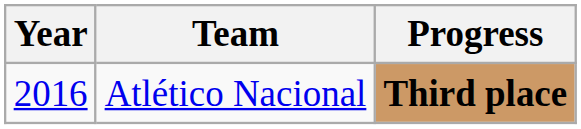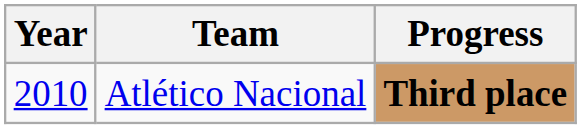(51, 92) 2016 -> (51, 92) 2010
